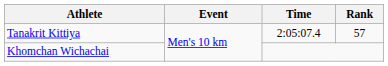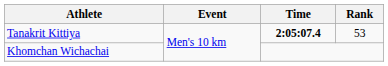(299, 33) normal -> (298, 33) bold
(360, 33) 57 -> (360, 33) 53
